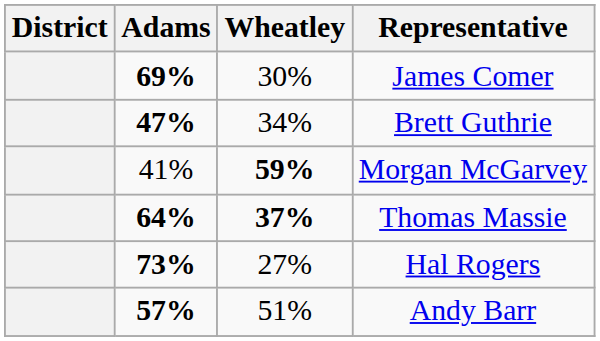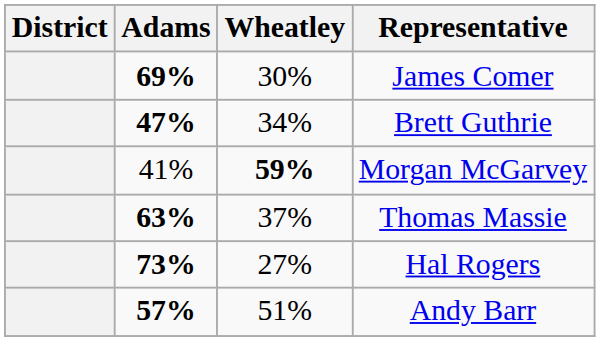(166, 216) 64% -> (166, 216) 63%
(285, 216) bold -> (285, 216) normal
